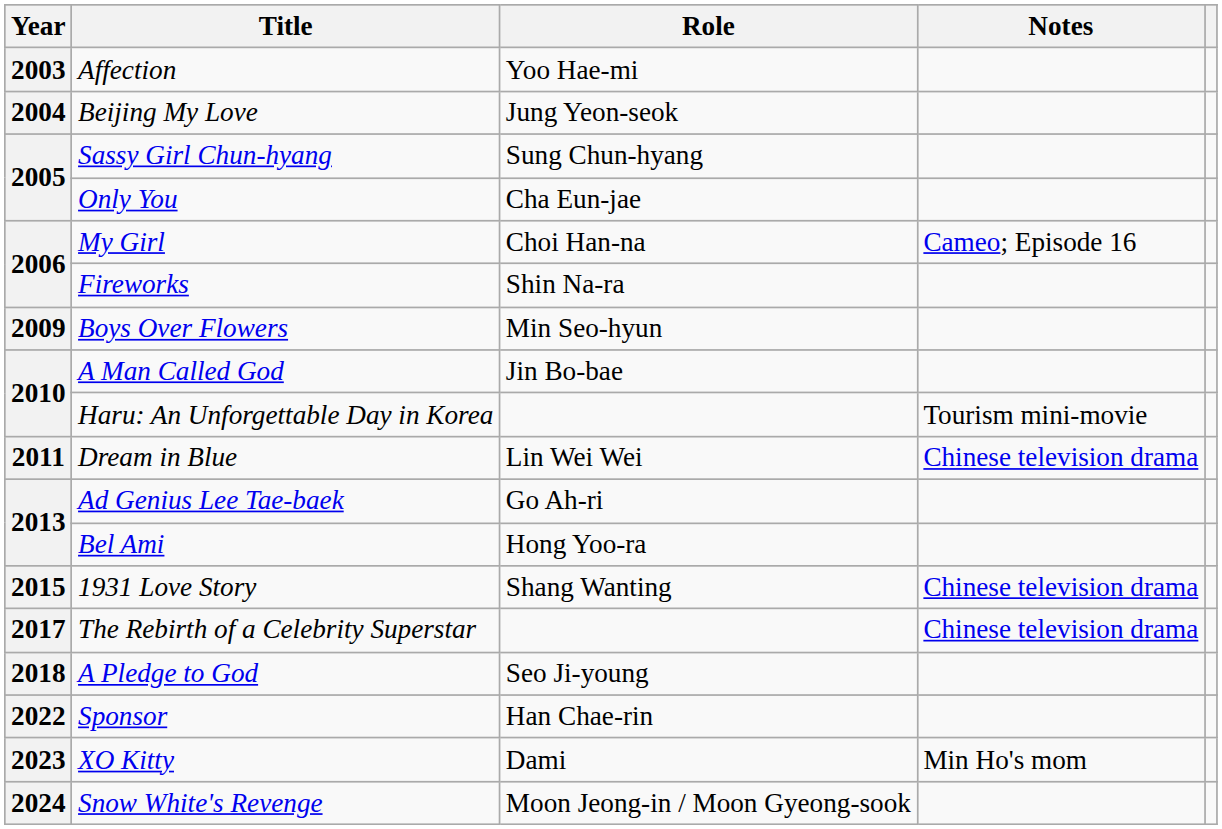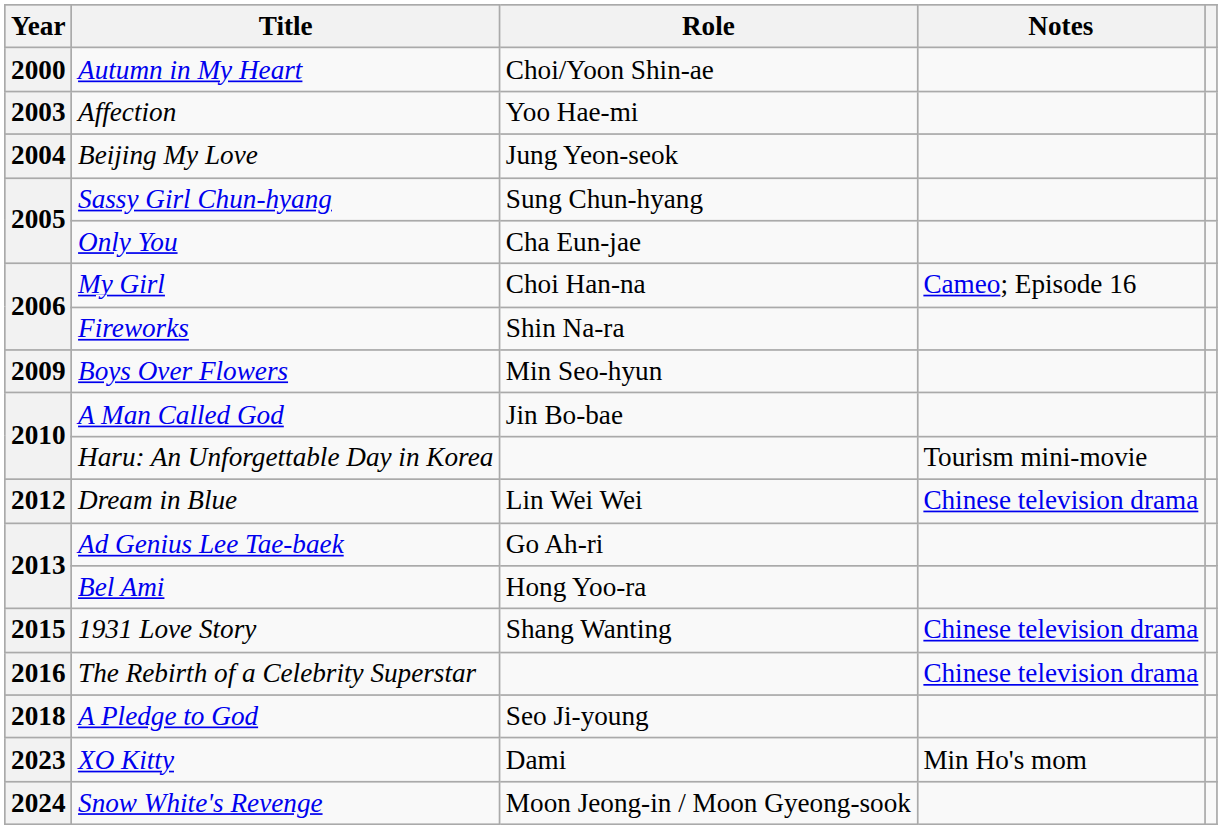+ row: (190, 69)
(38, 457) 2011 -> (38, 500) 2012
(38, 629) 2017 -> (38, 673) 2016
- row: (123, 716)
